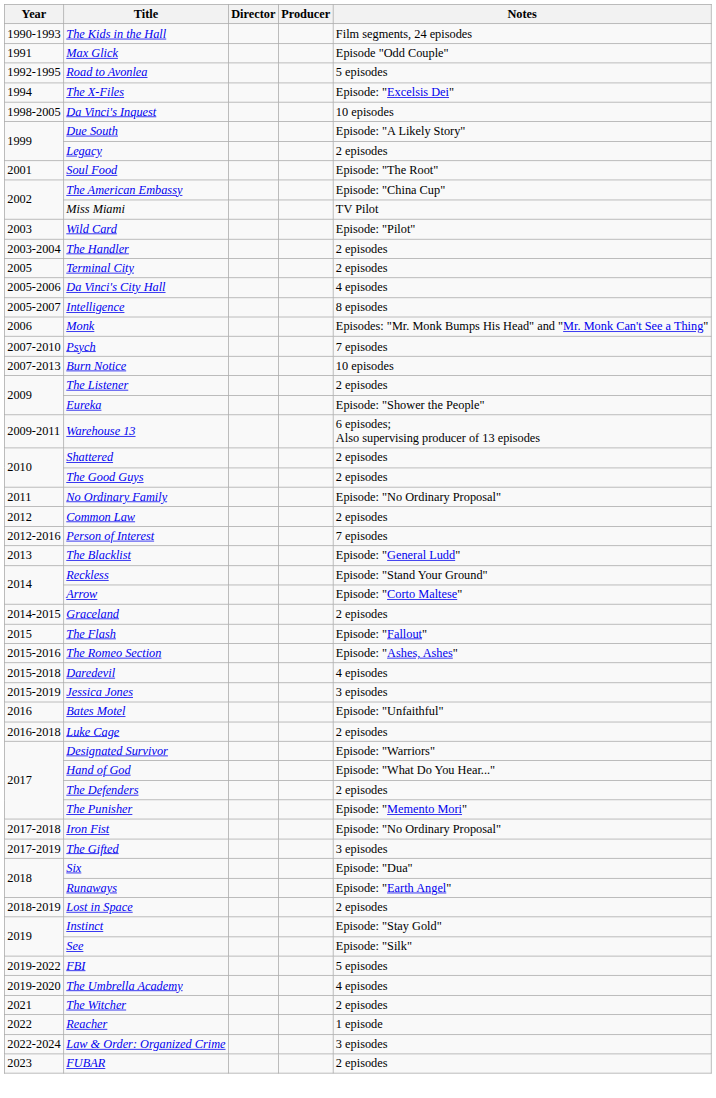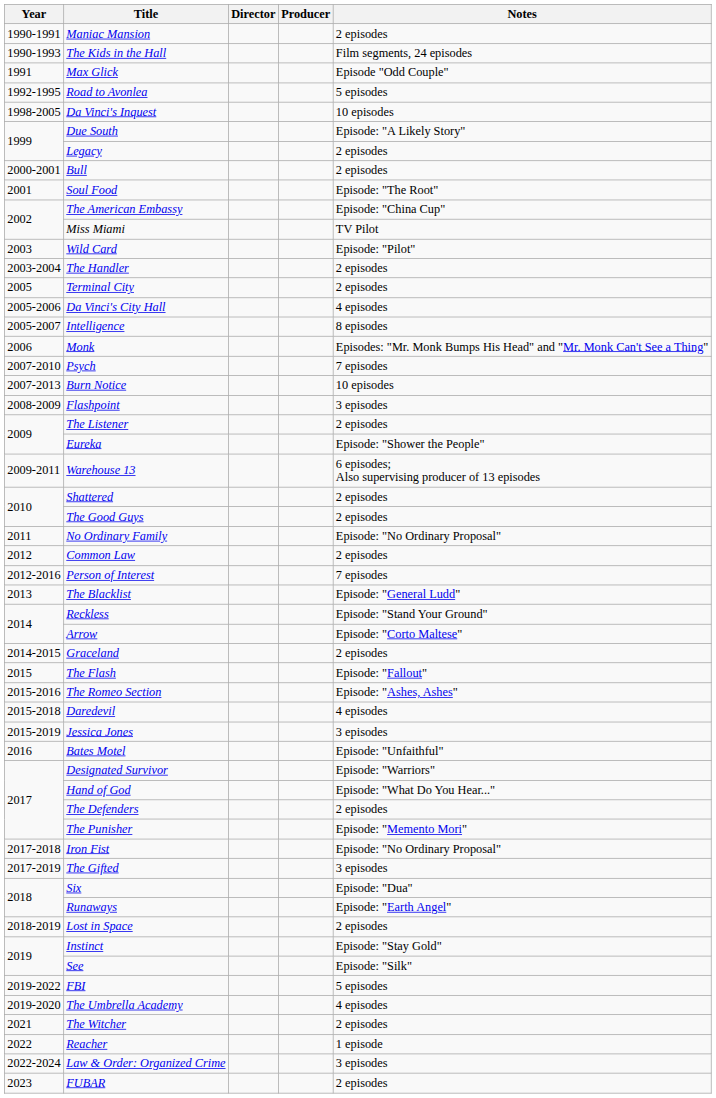+ row: (108, 33)
- row: (95, 92)
+ row: (77, 170)
+ row: (93, 405)
- row: (93, 731)
